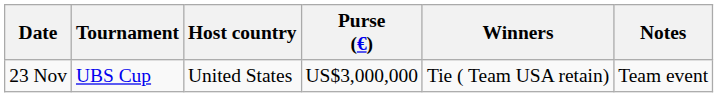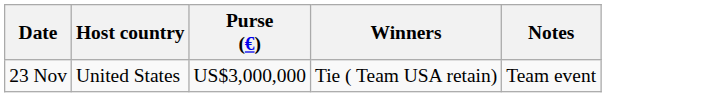- column: (127, 32)
